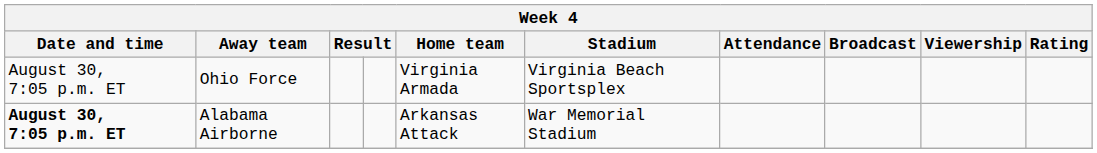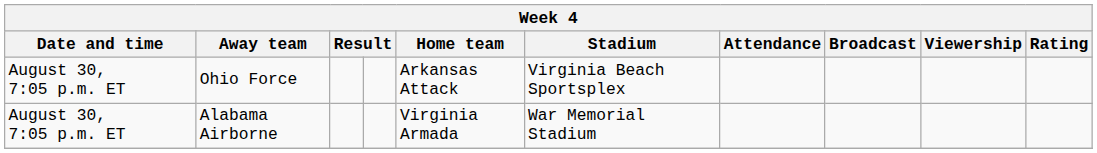(439, 80) Virginia Armada -> (439, 80) Arkansas Attack
(67, 125) bold -> (67, 125) normal
(439, 125) Arkansas Attack -> (439, 125) Virginia Armada
